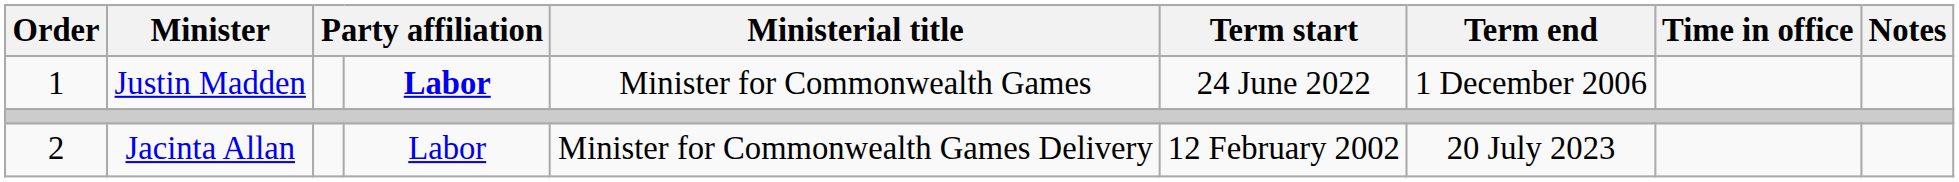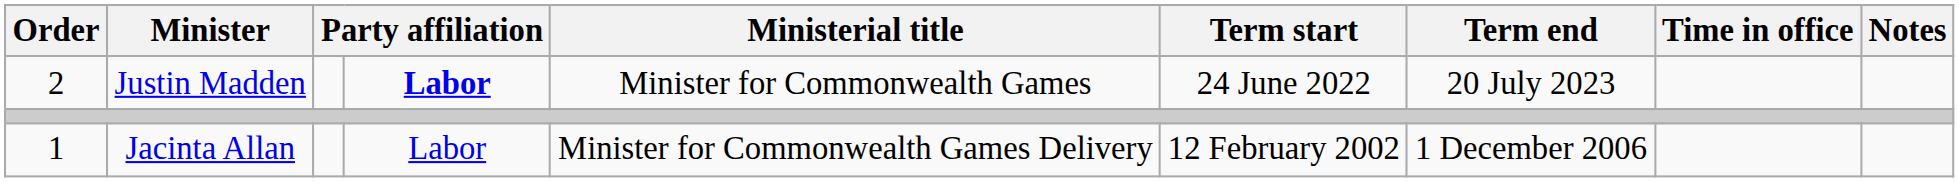(56, 82) 1 -> (56, 82) 2
(1531, 82) 1 December 2006 -> (1531, 82) 20 July 2023
(56, 148) 2 -> (56, 148) 1
(1531, 148) 20 July 2023 -> (1531, 148) 1 December 2006
